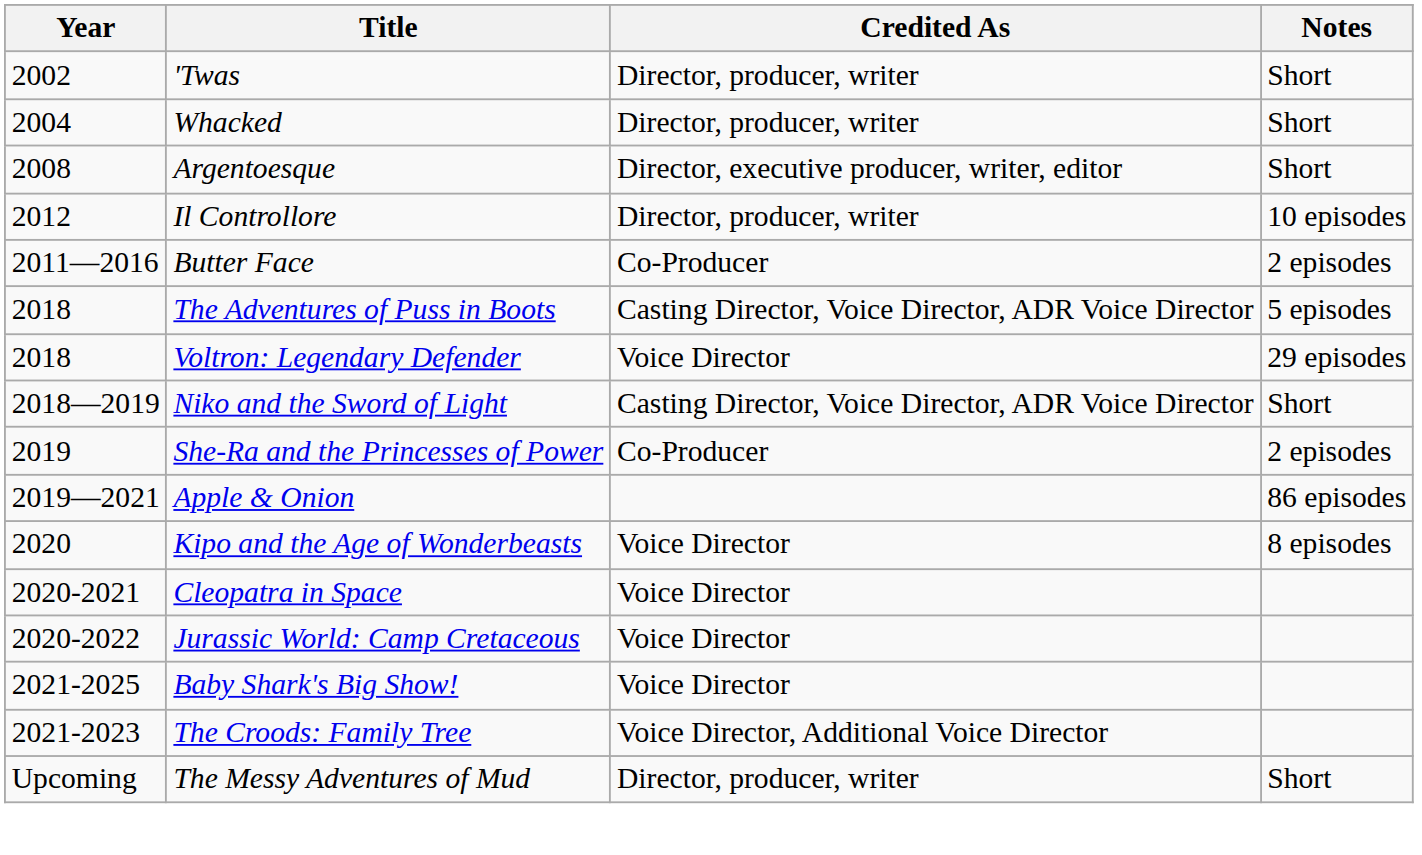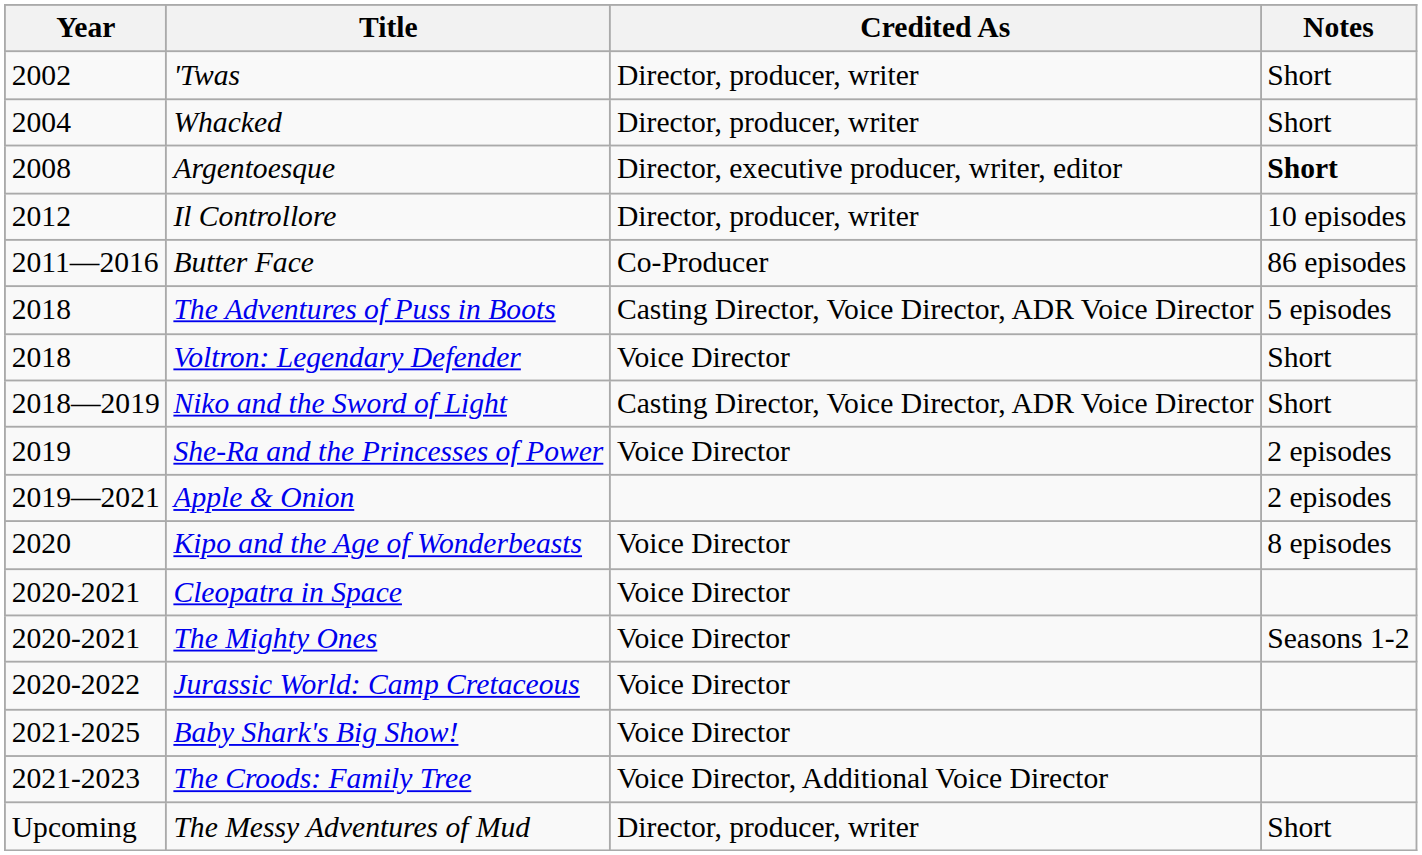(1299, 168) normal -> (1303, 168) bold
(1329, 262) 2 episodes -> (1337, 262) 86 episodes
(1337, 356) 29 episodes -> (1299, 356) Short
(693, 450) Co-Producer -> (703, 450) Voice Director
(1337, 497) 86 episodes -> (1329, 497) 2 episodes
+ row: (275, 638)
